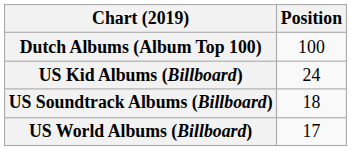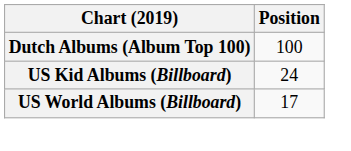- row: (141, 103)
